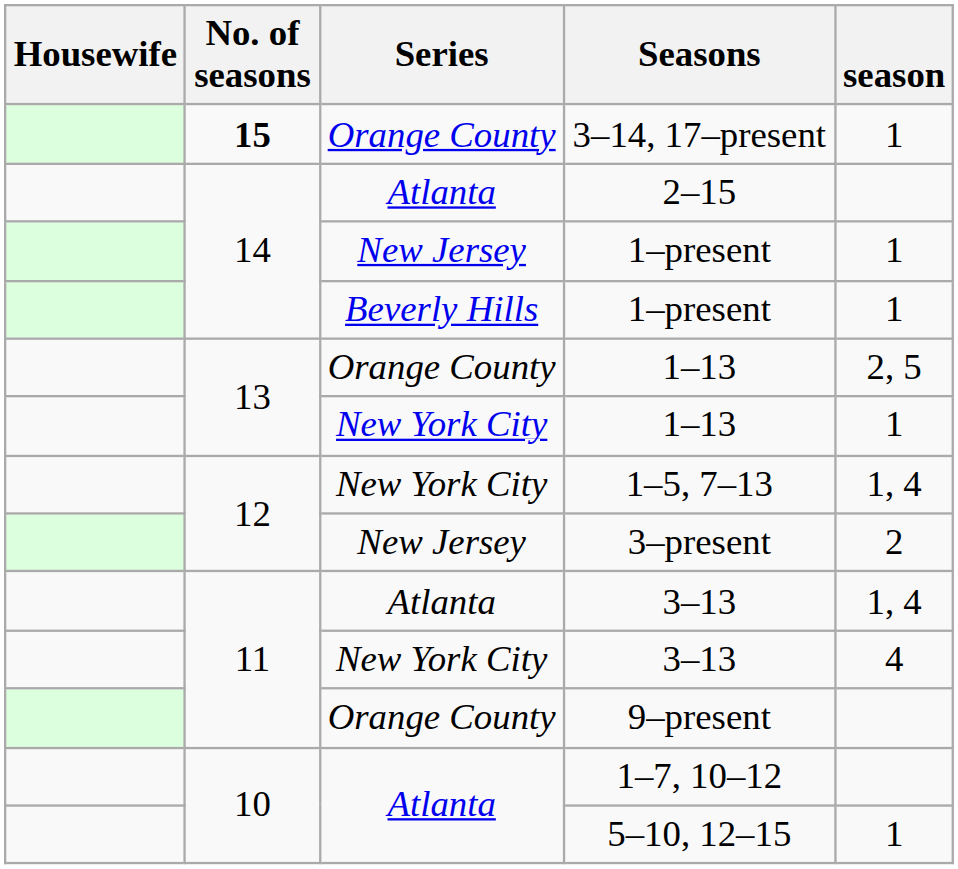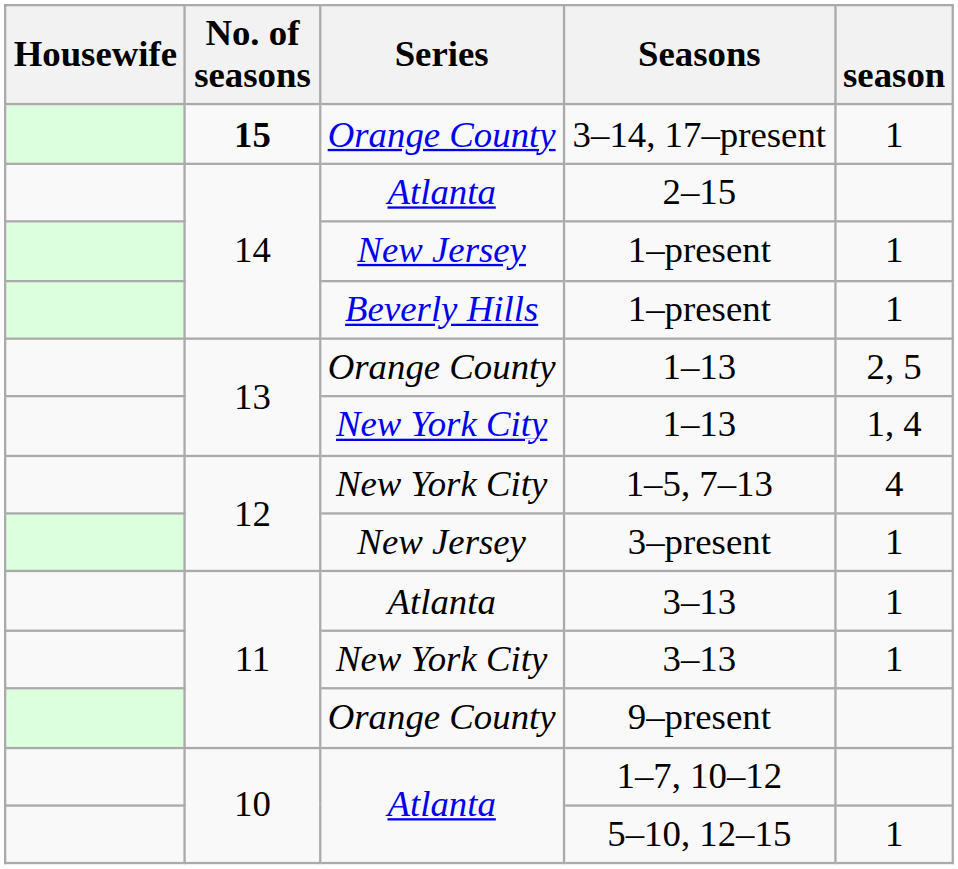(894, 425) 1 -> (894, 425) 1, 4
(894, 483) 1, 4 -> (894, 483) 4
(894, 541) 2 -> (894, 541) 1
(894, 600) 1, 4 -> (894, 600) 1
(894, 658) 4 -> (894, 658) 1
